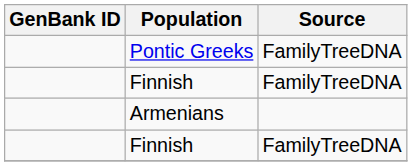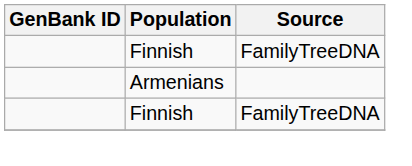- row: (192, 51)
